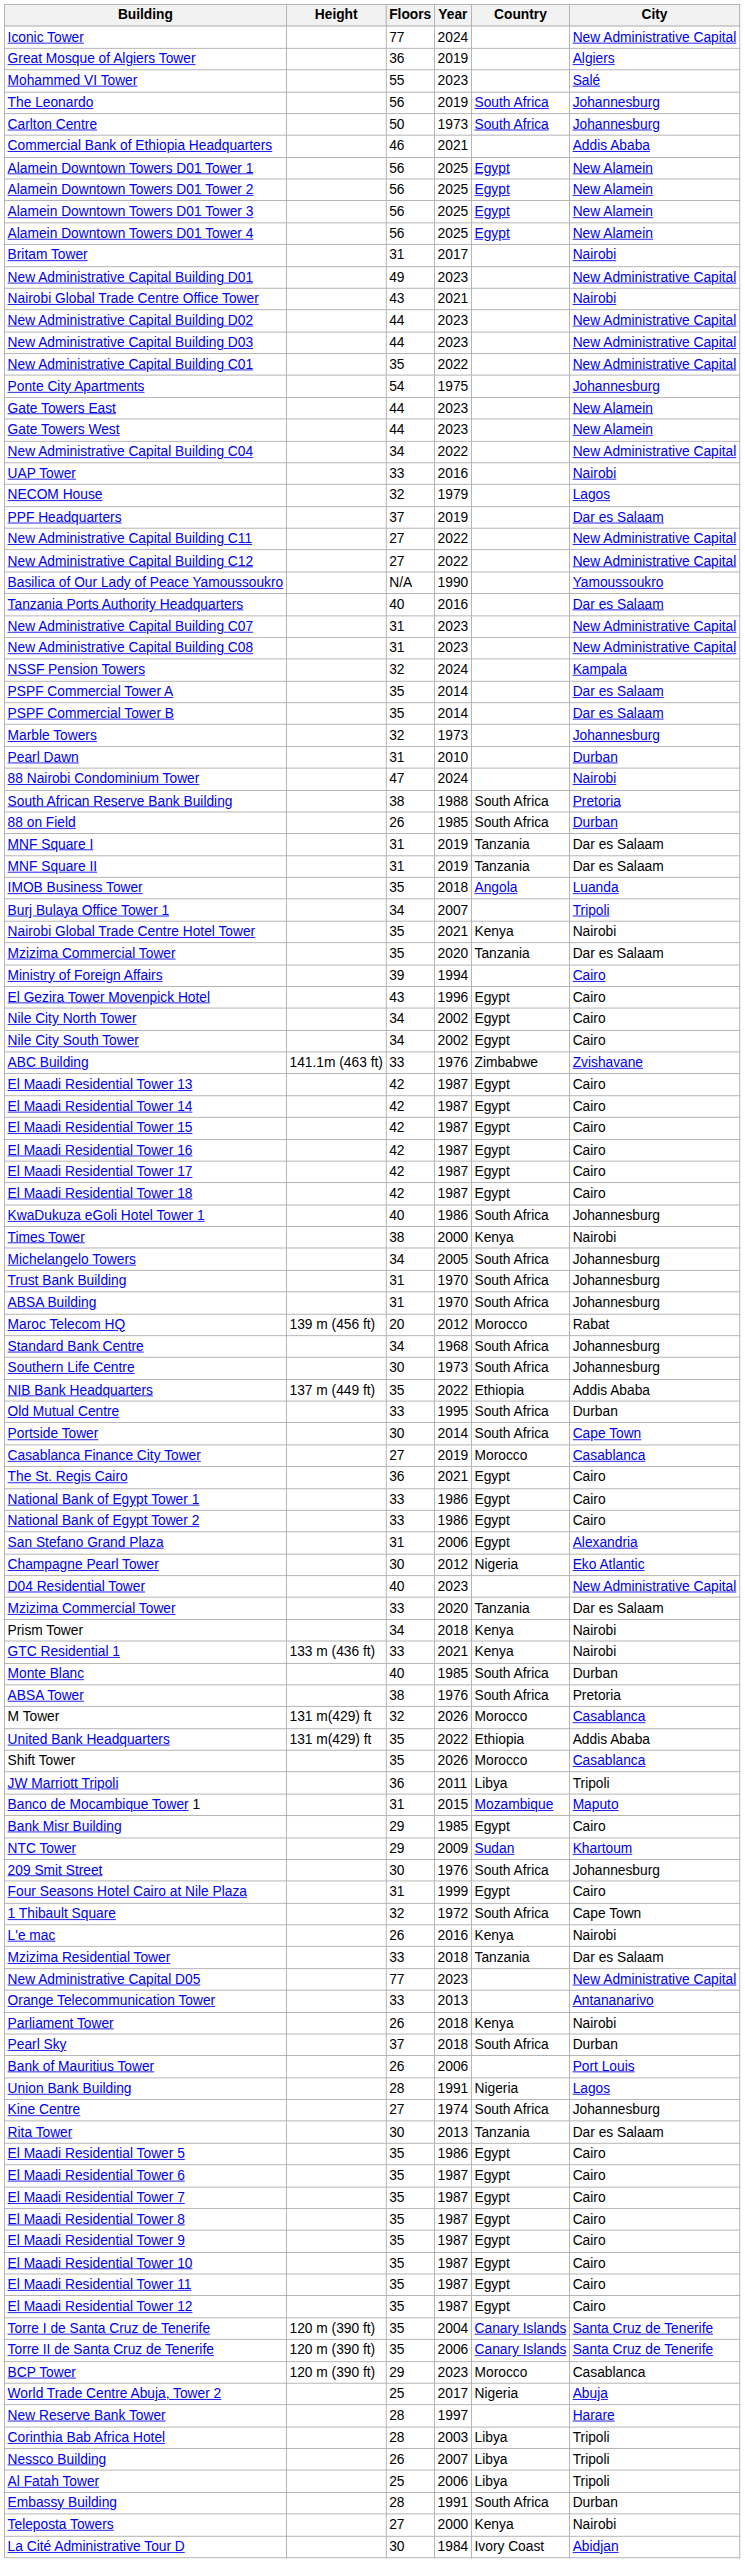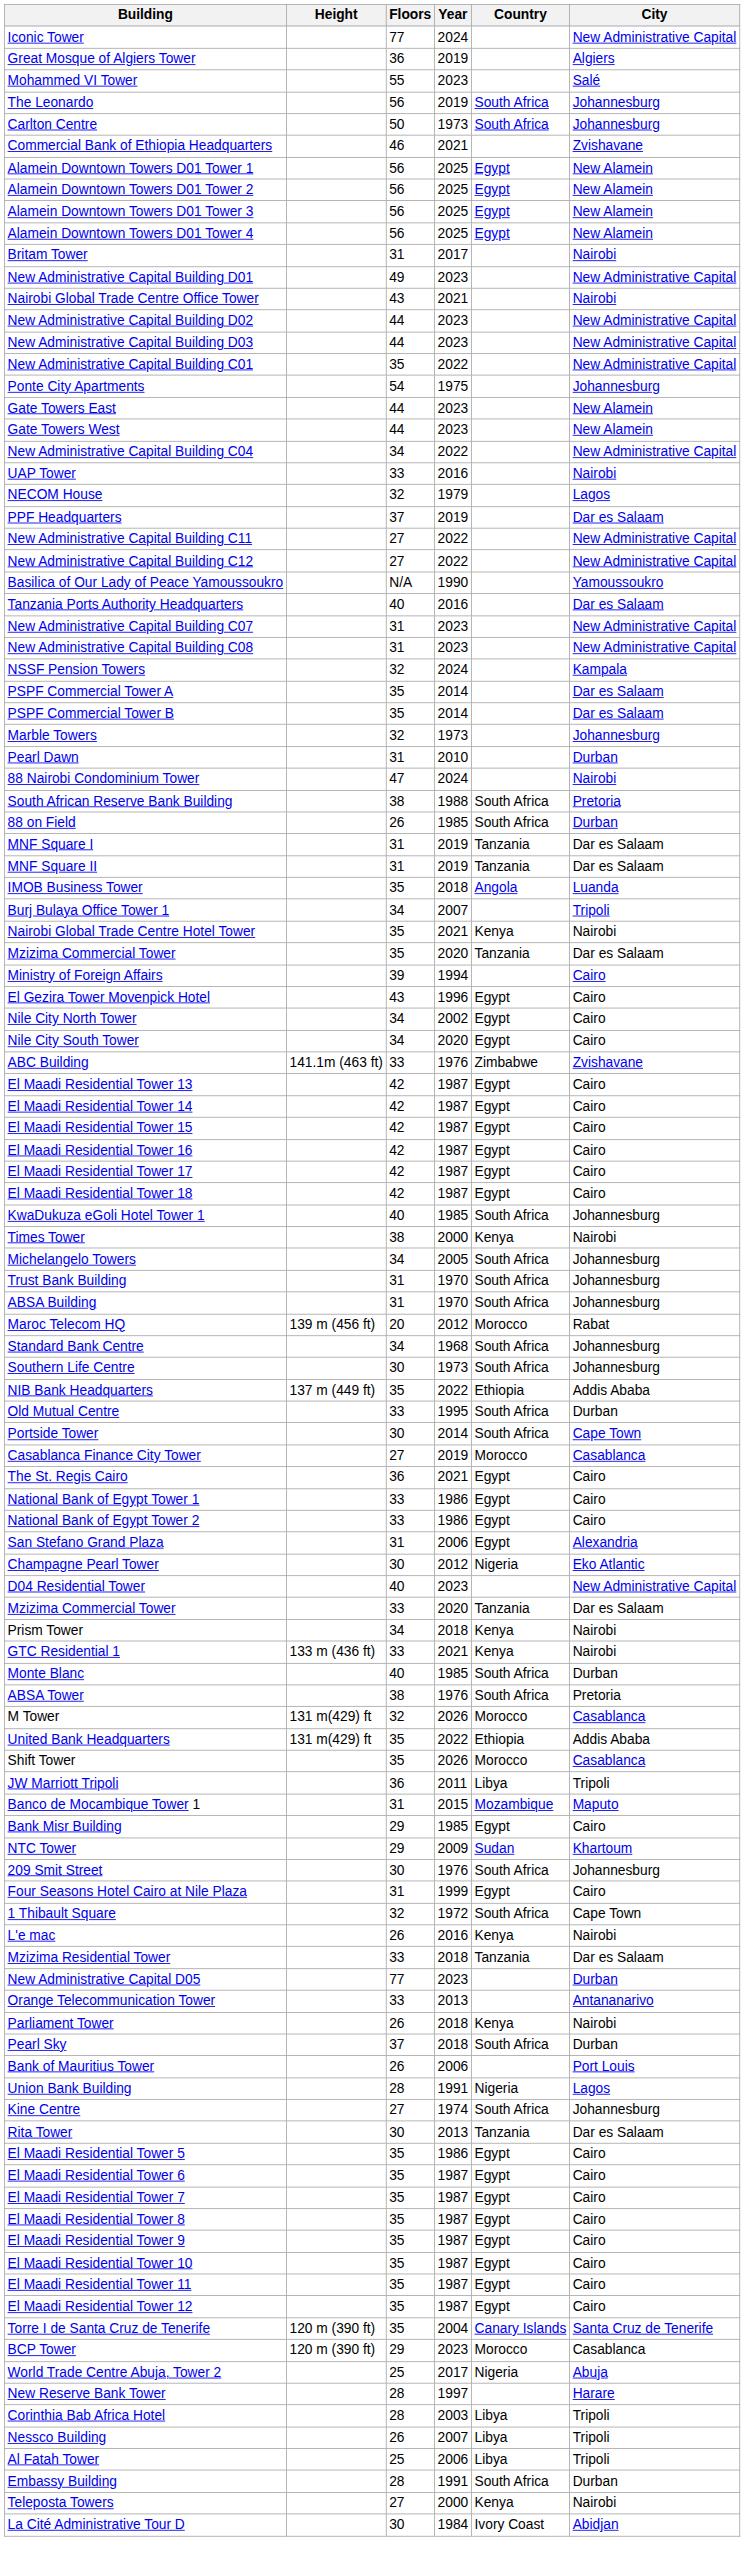(611, 146) Addis Ababa -> (608, 146) Zvishavane
(453, 1041) 2002 -> (453, 1041) 2020
(453, 1215) 1986 -> (453, 1215) 1985
(654, 1979) New Administrative Capital -> (595, 1979) Durban
- row: (111, 2350)
